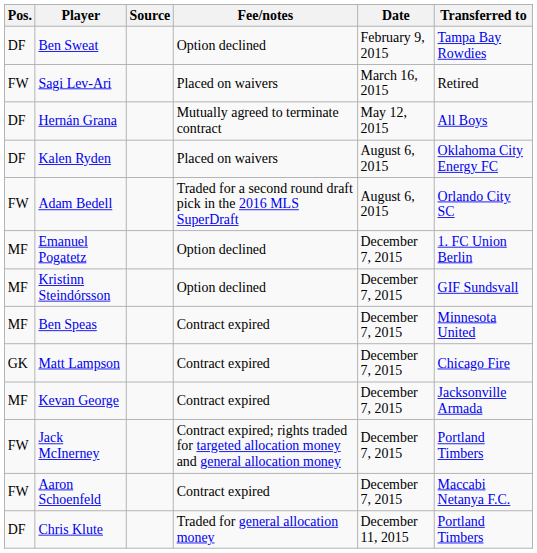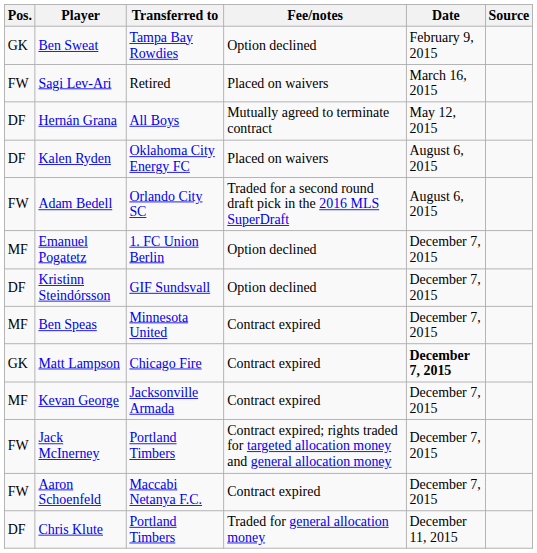columns swapped: (483, 15) <-> (150, 15)
(17, 45) DF -> (18, 45) GK
(18, 287) MF -> (17, 287) DF
(389, 362) normal -> (440, 362) bold
